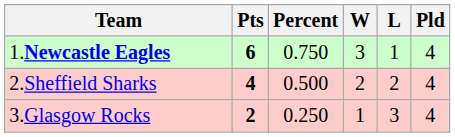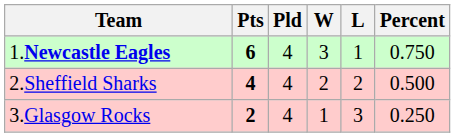columns swapped: (430, 20) <-> (306, 20)
